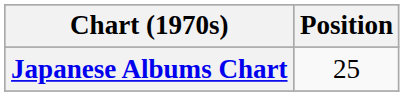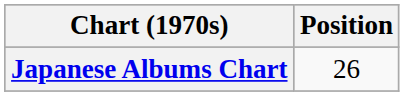(347, 68) 25 -> (347, 68) 26
